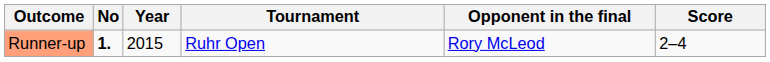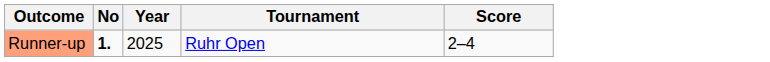- column: (550, 17)
(145, 43) 2015 -> (145, 43) 2025
